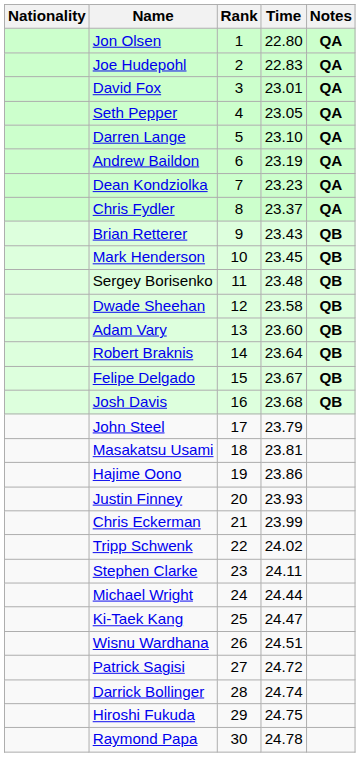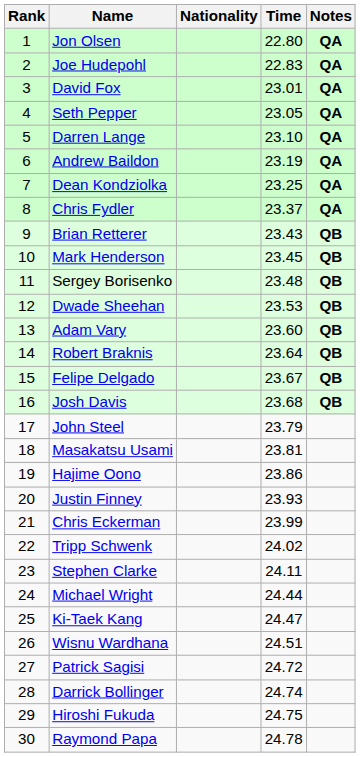columns swapped: (239, 16) <-> (47, 16)
(284, 185) 23.23 -> (284, 185) 23.25
(284, 305) 23.58 -> (284, 305) 23.53
